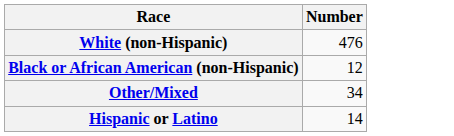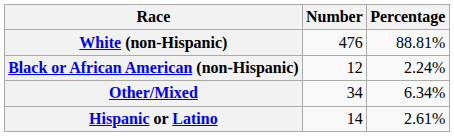+ column: (408, 17)
